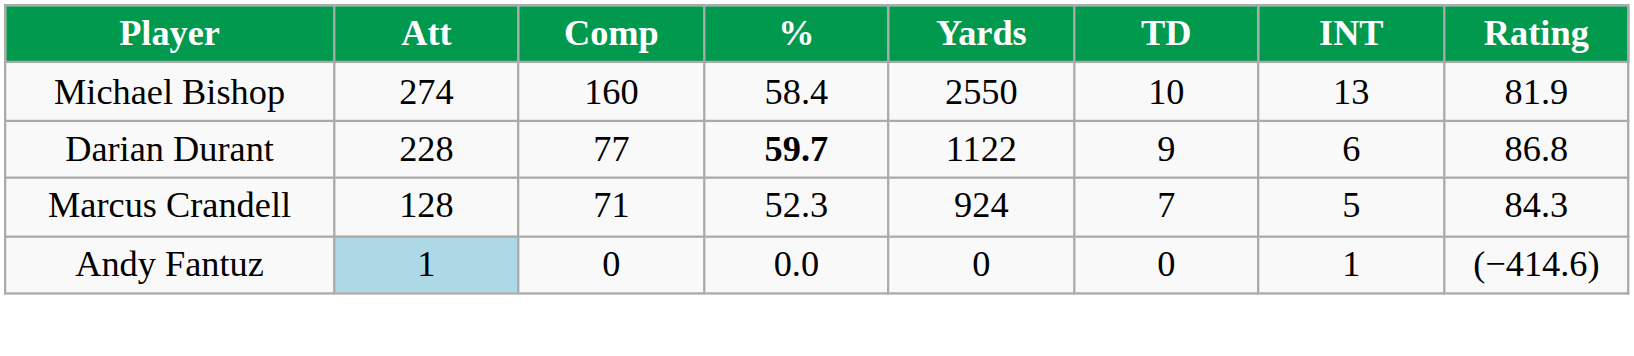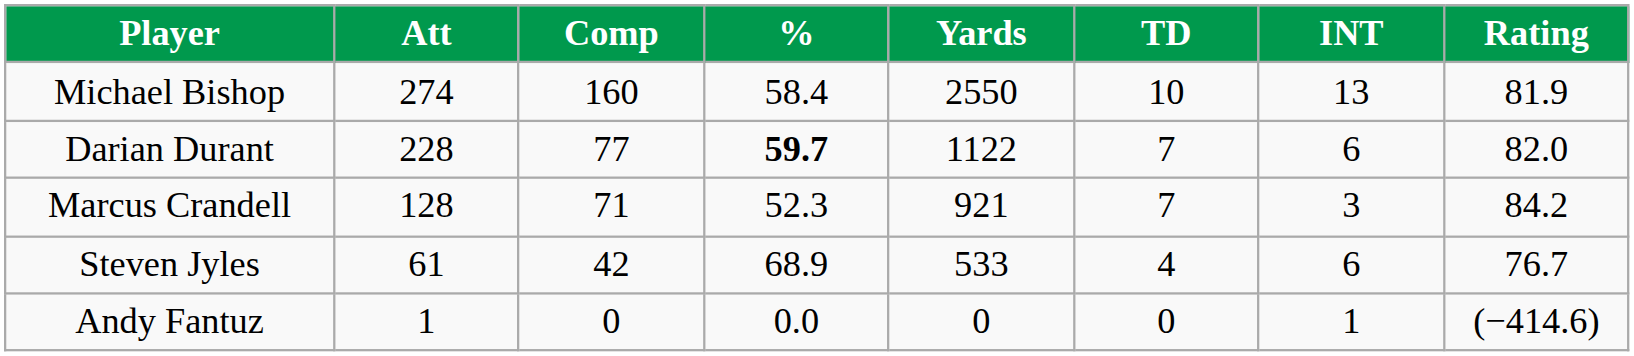(1166, 148) 9 -> (1166, 148) 7
(1536, 148) 86.8 -> (1536, 148) 82.0
(981, 206) 924 -> (981, 206) 921
(1351, 206) 5 -> (1351, 206) 3
(1536, 206) 84.3 -> (1536, 206) 84.2
+ row: (170, 263)
(426, 263) lightblue background -> (426, 321) no background
